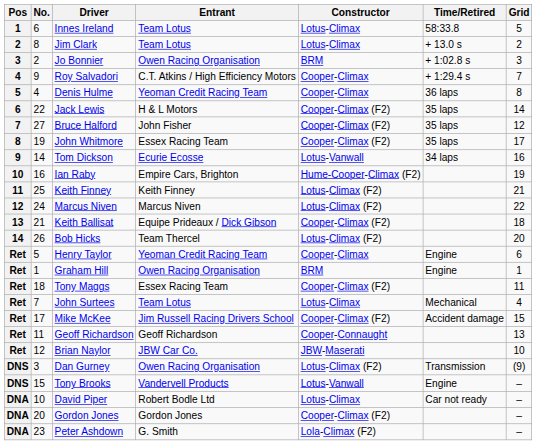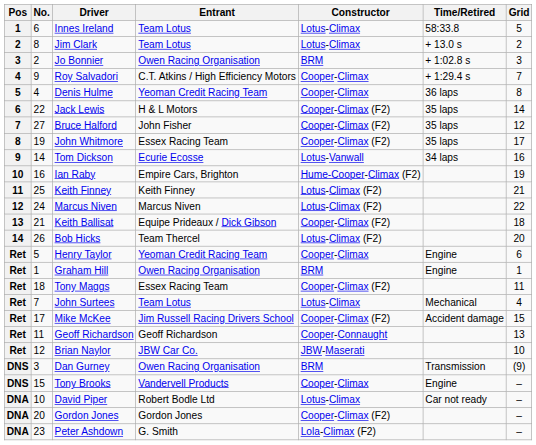(341, 367) Lotus-Climax (F2) -> (312, 367) BRM
(332, 383) Lotus-Vanwall -> (335, 383) Cooper-Climax
